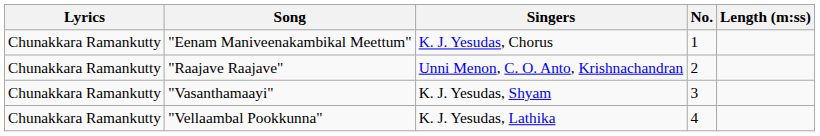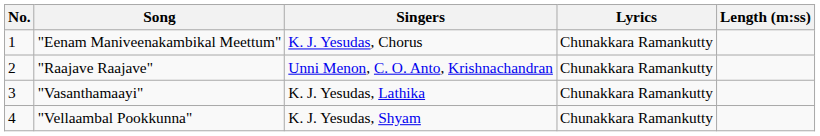columns swapped: (702, 17) <-> (85, 17)
(485, 93) K. J. Yesudas, Shyam -> (357, 93) K. J. Yesudas, Lathika
(487, 118) K. J. Yesudas, Lathika -> (355, 118) K. J. Yesudas, Shyam
